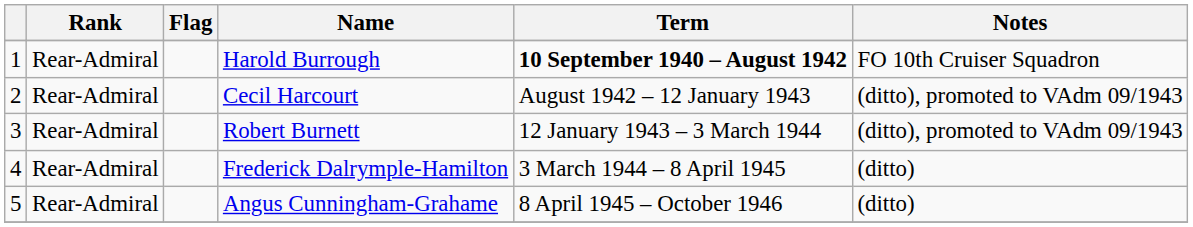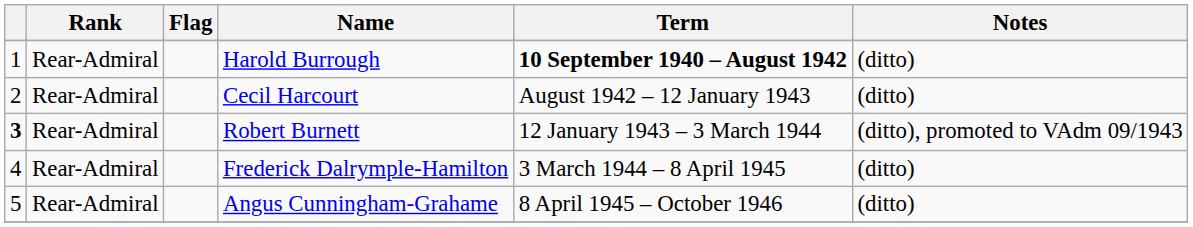(979, 58) FO 10th Cruiser Squadron -> (886, 58) (ditto)
(1020, 95) (ditto), promoted to VAdm 09/1943 -> (886, 95) (ditto)
(16, 131) normal -> (16, 131) bold
